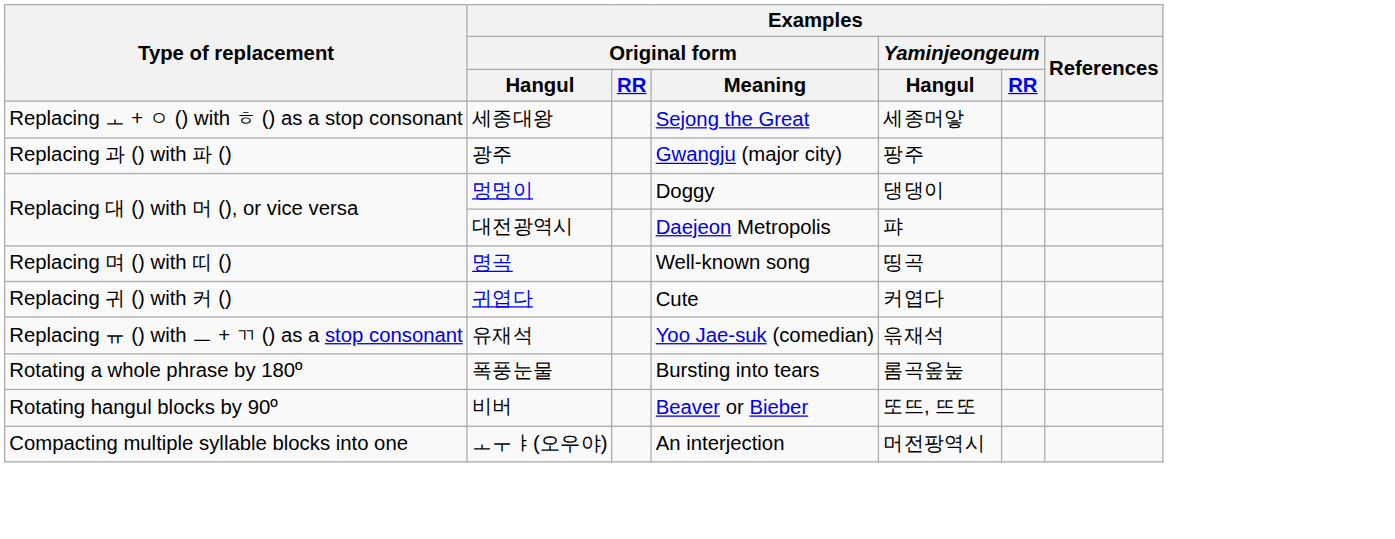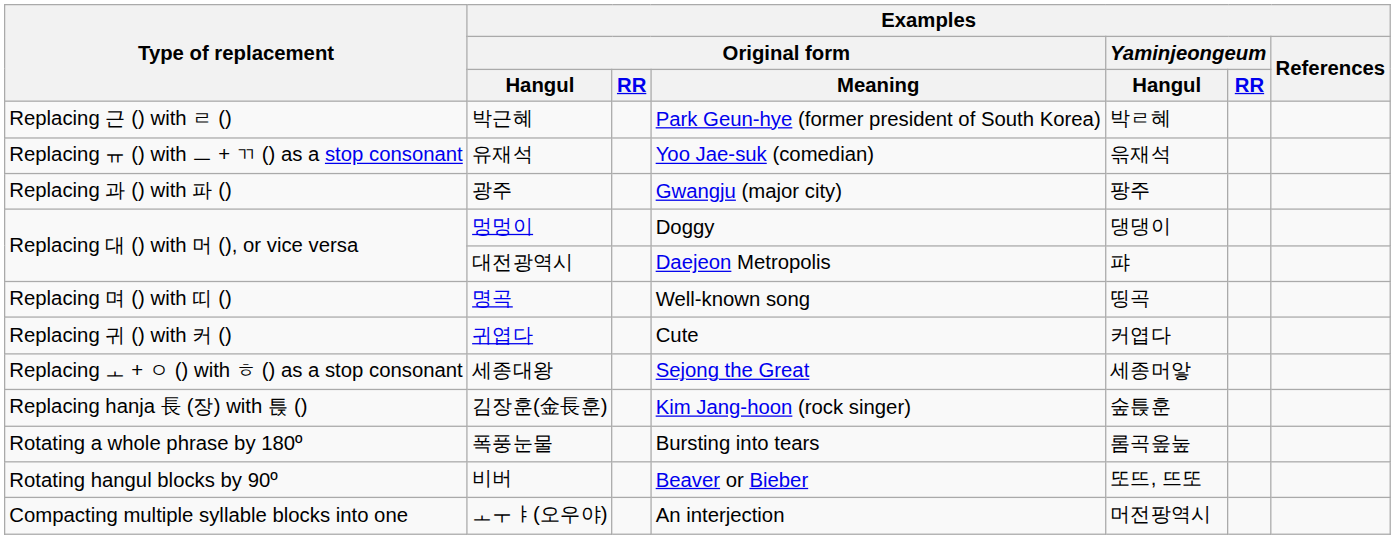+ row: (503, 118)
rows swapped: (503, 334) <-> (513, 118)
+ row: (540, 406)
